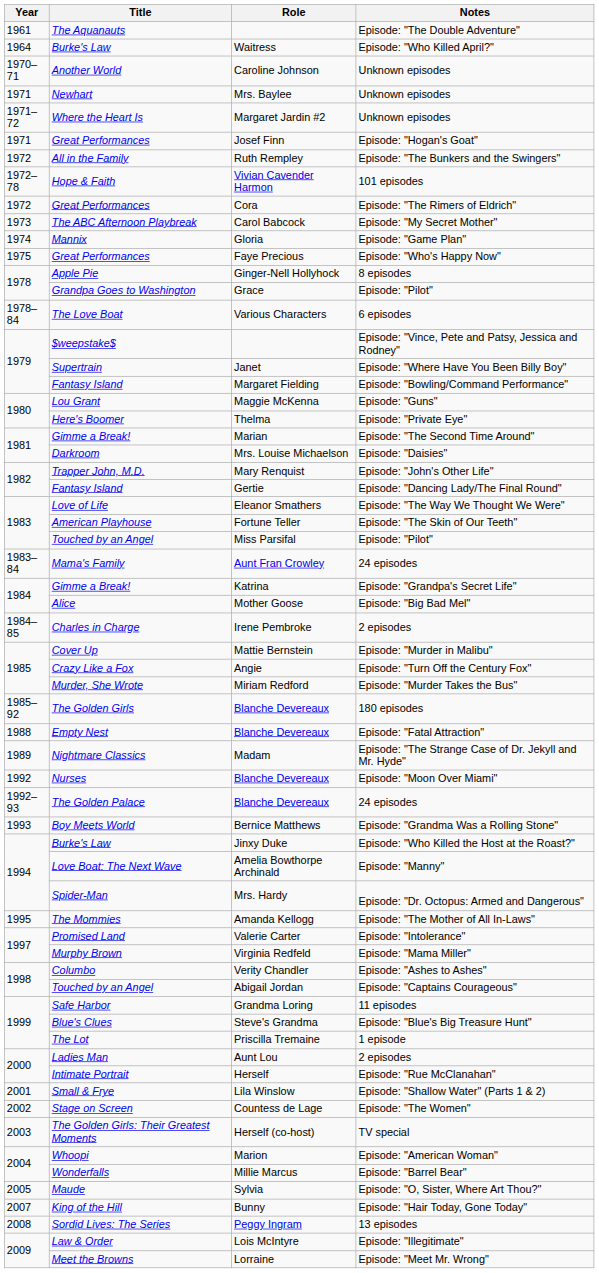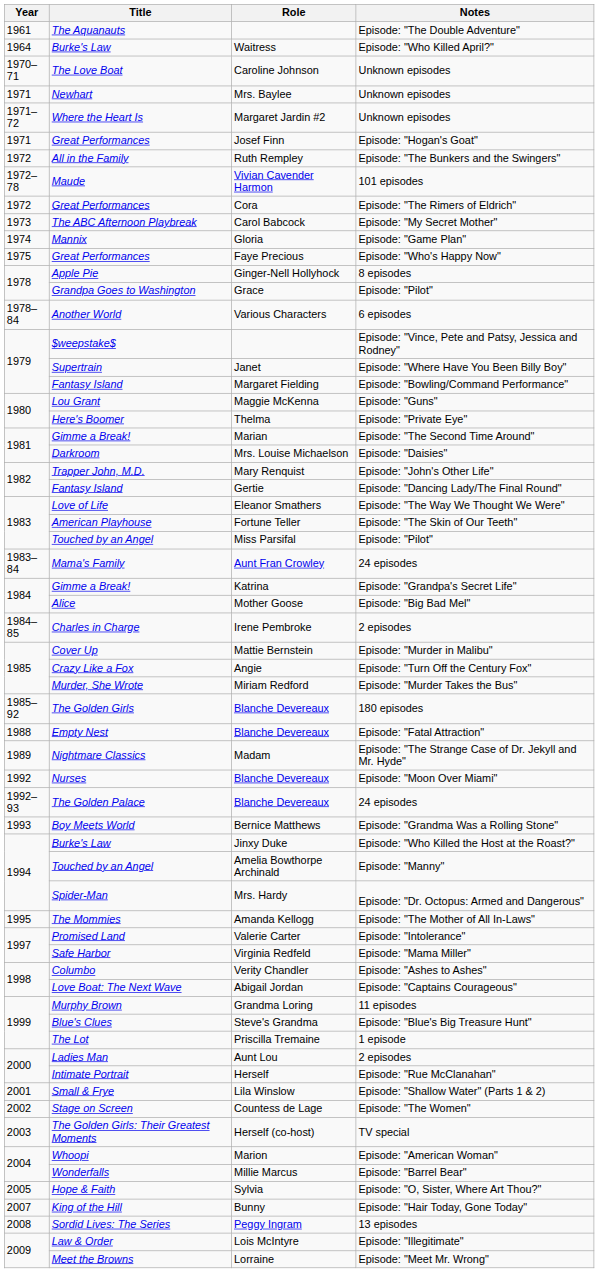(87, 71) Another World -> (87, 71) The Love Boat
(83, 181) Hope & Faith -> (68, 181) Maude
(87, 314) The Love Boat -> (87, 314) Another World
(117, 866) Love Boat: The Next Wave -> (102, 866) Touched by an Angel
(87, 953) Murphy Brown -> (81, 953) Safe Harbor
(102, 988) Touched by an Angel -> (117, 988) Love Boat: The Next Wave
(81, 1005) Safe Harbor -> (87, 1005) Murphy Brown
(68, 1190) Maude -> (83, 1190) Hope & Faith
